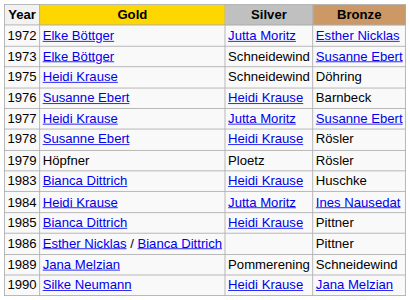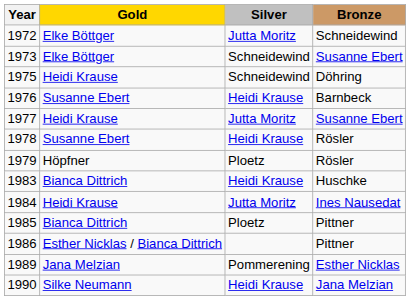(358, 35) Esther Nicklas -> (357, 35) Schneidewind
(266, 222) Heidi Krause -> (246, 222) Ploetz
(357, 264) Schneidewind -> (358, 264) Esther Nicklas
